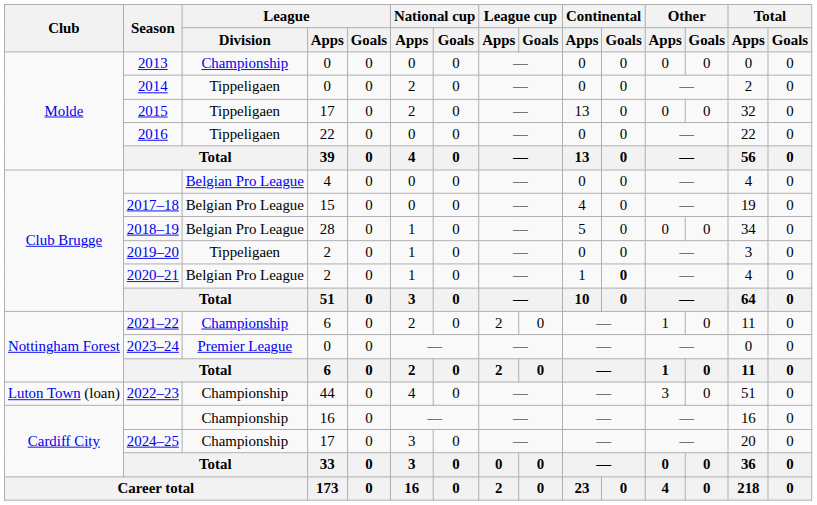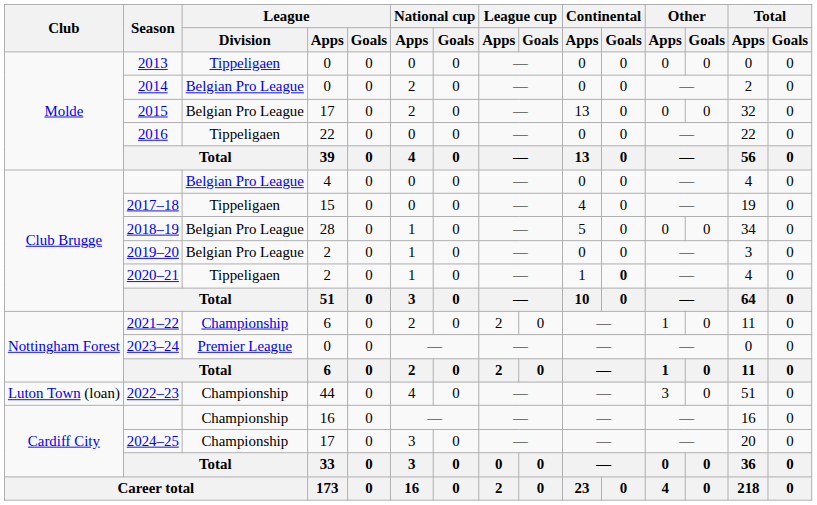(245, 63) Championship -> (245, 63) Tippeligaen
(245, 87) Tippeligaen -> (245, 87) Belgian Pro League
(245, 110) Tippeligaen -> (245, 110) Belgian Pro League
(245, 205) Belgian Pro League -> (245, 205) Tippeligaen
(245, 252) Tippeligaen -> (245, 252) Belgian Pro League
(245, 275) Belgian Pro League -> (245, 275) Tippeligaen
